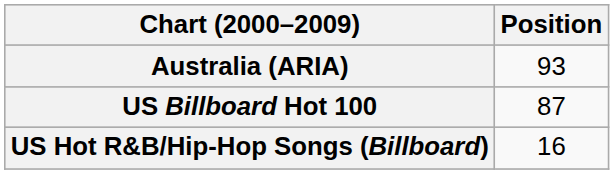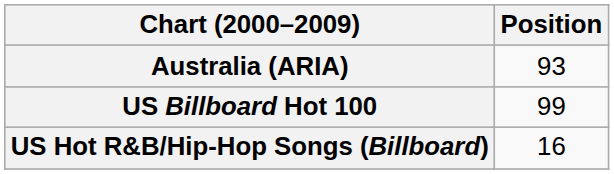(551, 106) 87 -> (551, 106) 99
